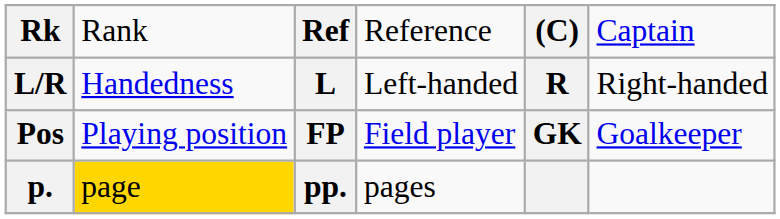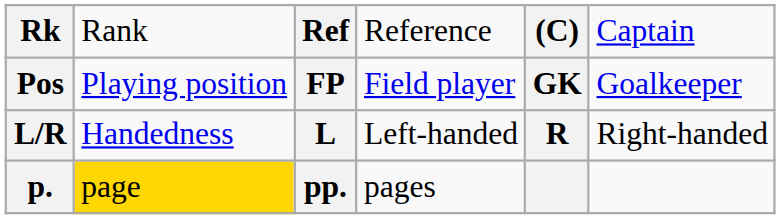rows swapped: (40, 134) <-> (40, 82)
